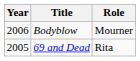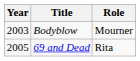(18, 30) 2006 -> (18, 30) 2003
